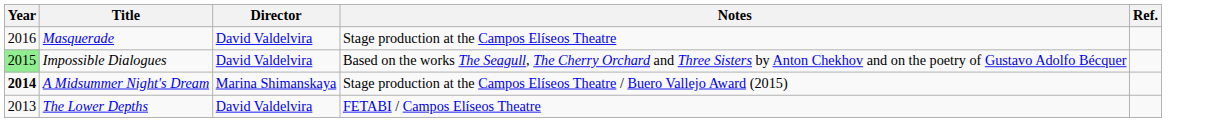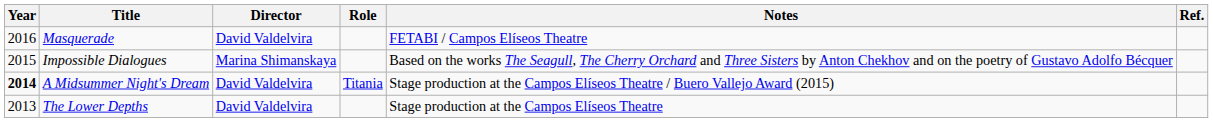+ column: (363, 15)
(480, 38) Stage production at the Campos Elíseos Theatre -> (488, 38) FETABI / Campos Elíseos Theatre
(22, 60) lightgreen background -> (22, 60) no background
(264, 60) David Valdelvira -> (276, 60) Marina Shimanskaya
(276, 83) Marina Shimanskaya -> (264, 83) David Valdelvira
(442, 106) FETABI / Campos Elíseos Theatre -> (526, 106) Stage production at the Campos Elíseos Theatre
